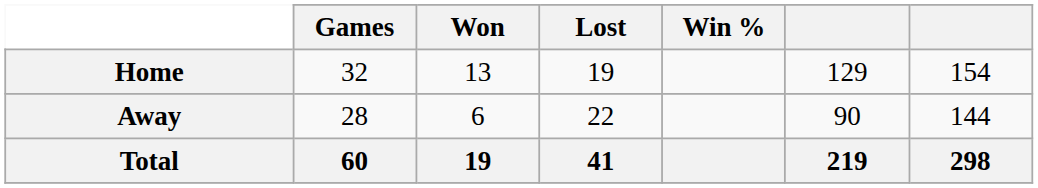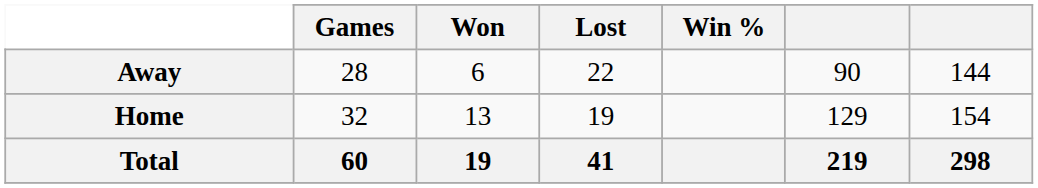rows swapped: (149, 71) <-> (149, 116)
